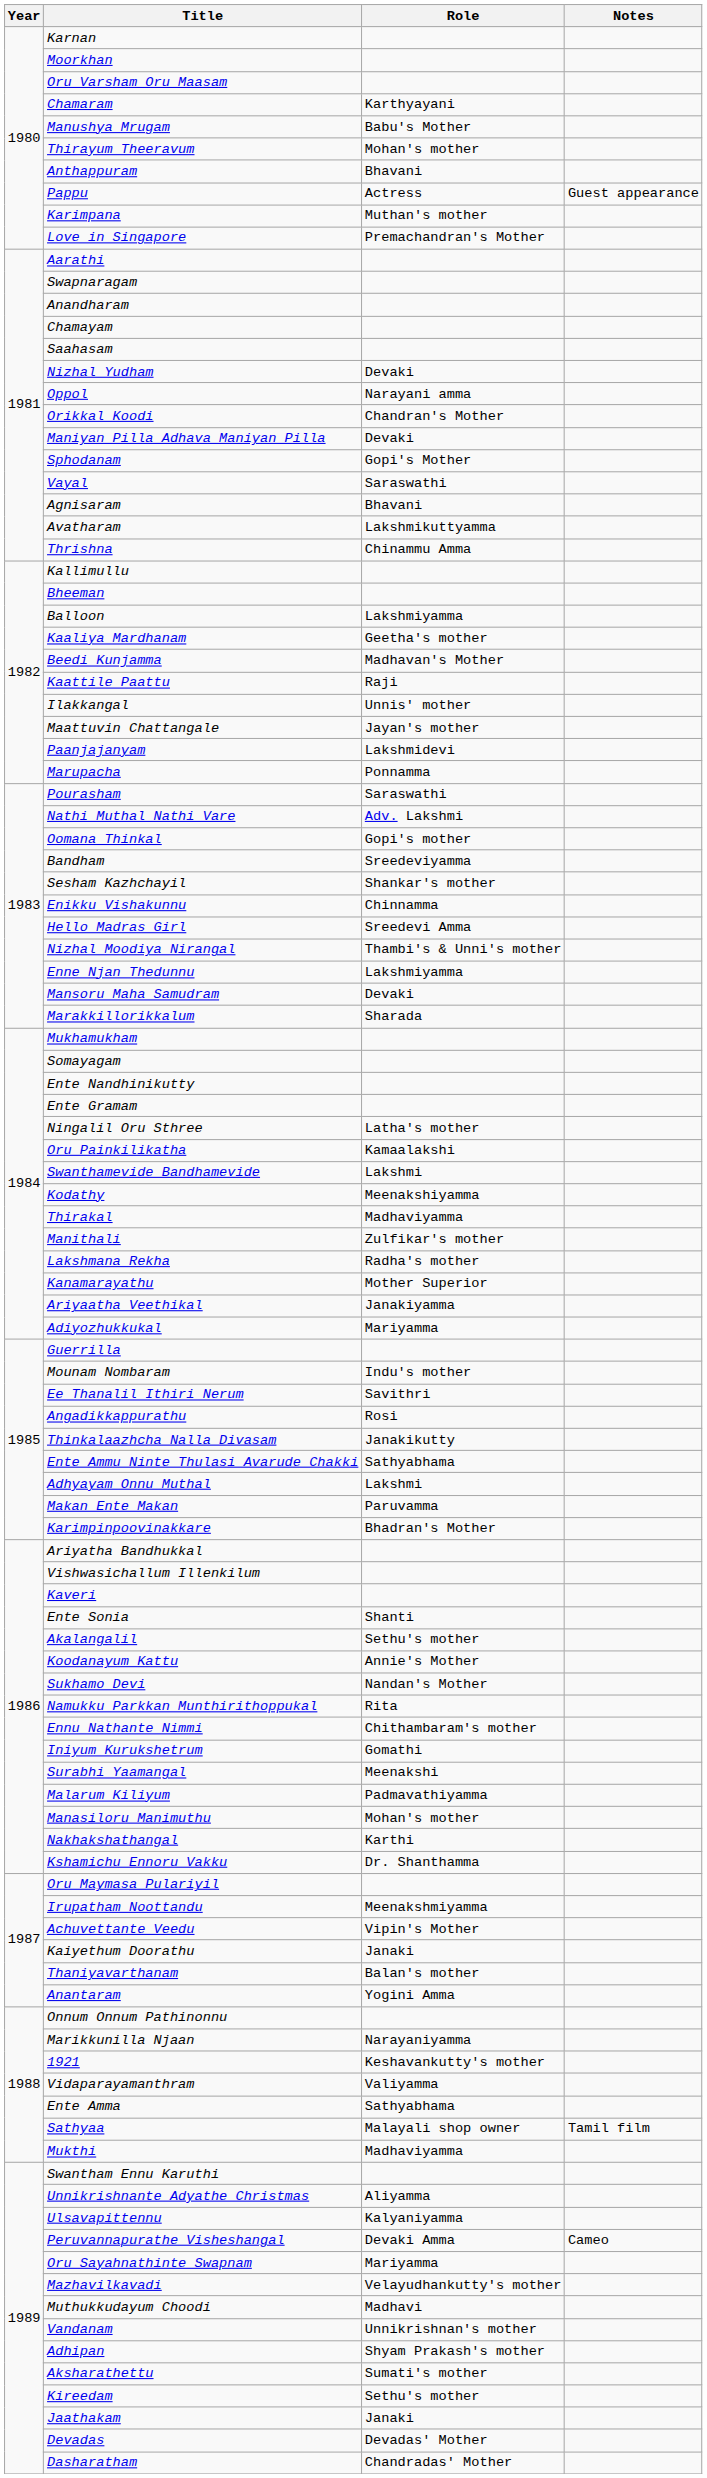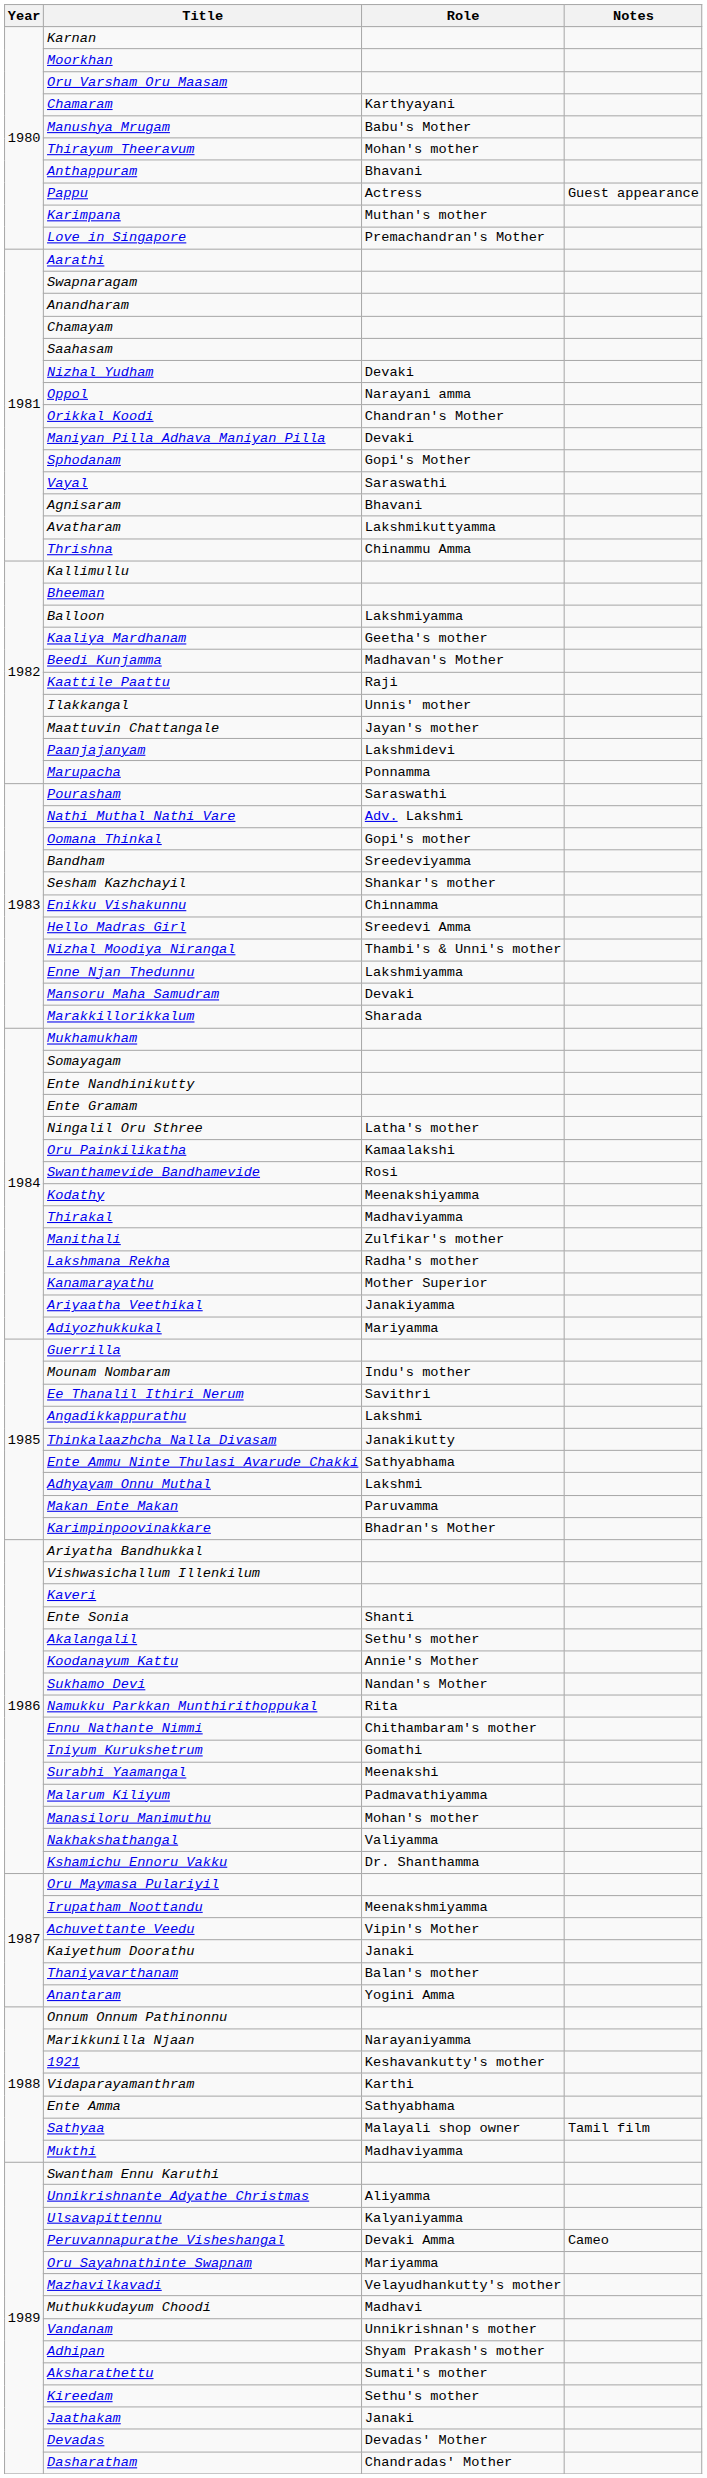(393, 1172) Lakshmi -> (381, 1172) Rosi
(381, 1417) Rosi -> (393, 1417) Lakshmi
(389, 1840) Karthi -> (402, 1840) Valiyamma
(402, 2085) Valiyamma -> (389, 2085) Karthi
